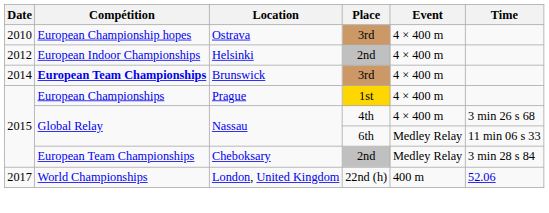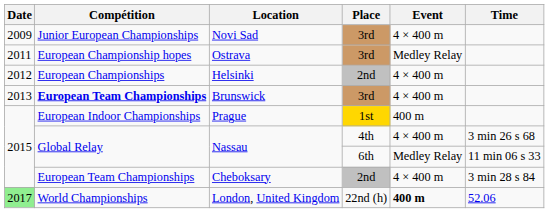+ row: (235, 35)
(20, 35) 2010 -> (19, 55) 2011
(418, 35) 4 × 400 m -> (428, 55) Medley Relay
(119, 55) European Indoor Championships -> (101, 75) European Championships
(20, 75) 2014 -> (20, 96) 2013
(101, 96) European Championships -> (119, 116) European Indoor Championships
(418, 96) 4 × 400 m -> (408, 116) 400 m
(428, 156) Medley Relay -> (418, 177) 4 × 400 m
(20, 177) no background -> (20, 197) lightgreen background
(408, 177) normal -> (409, 197) bold
